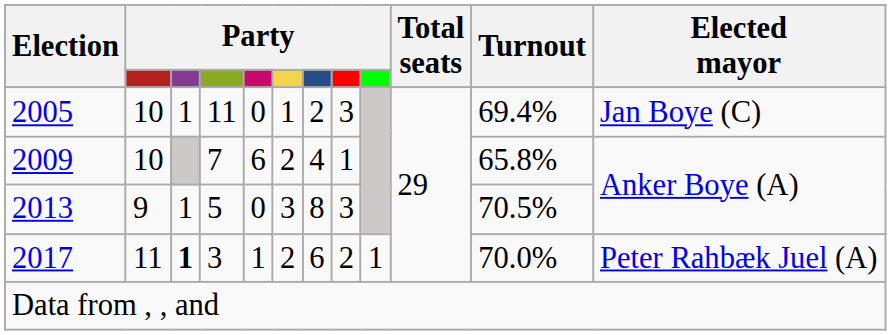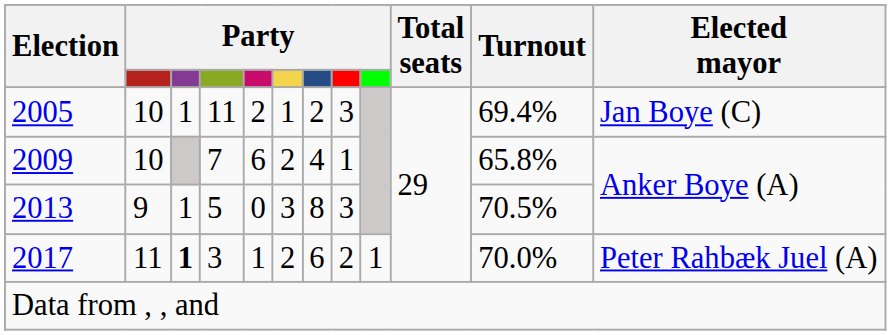(258, 111) 0 -> (258, 111) 2
